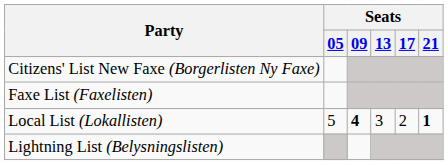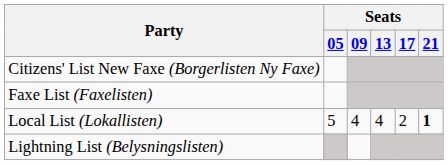(355, 120) bold -> (355, 120) normal
(379, 120) 3 -> (379, 120) 4
